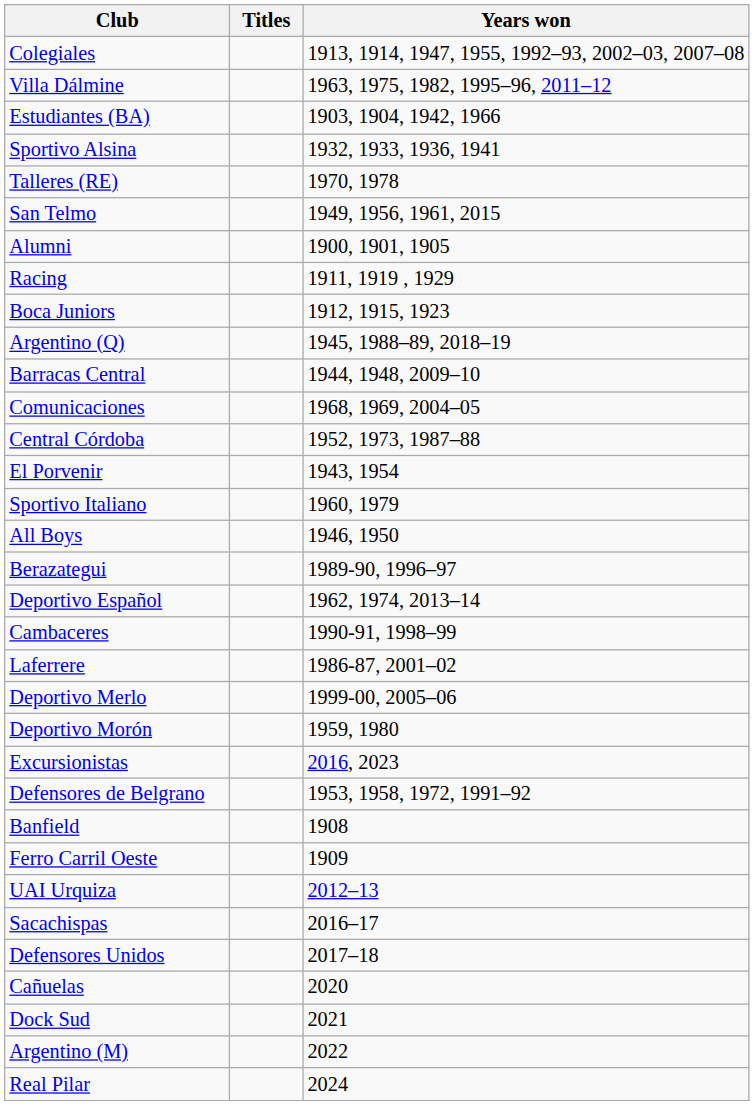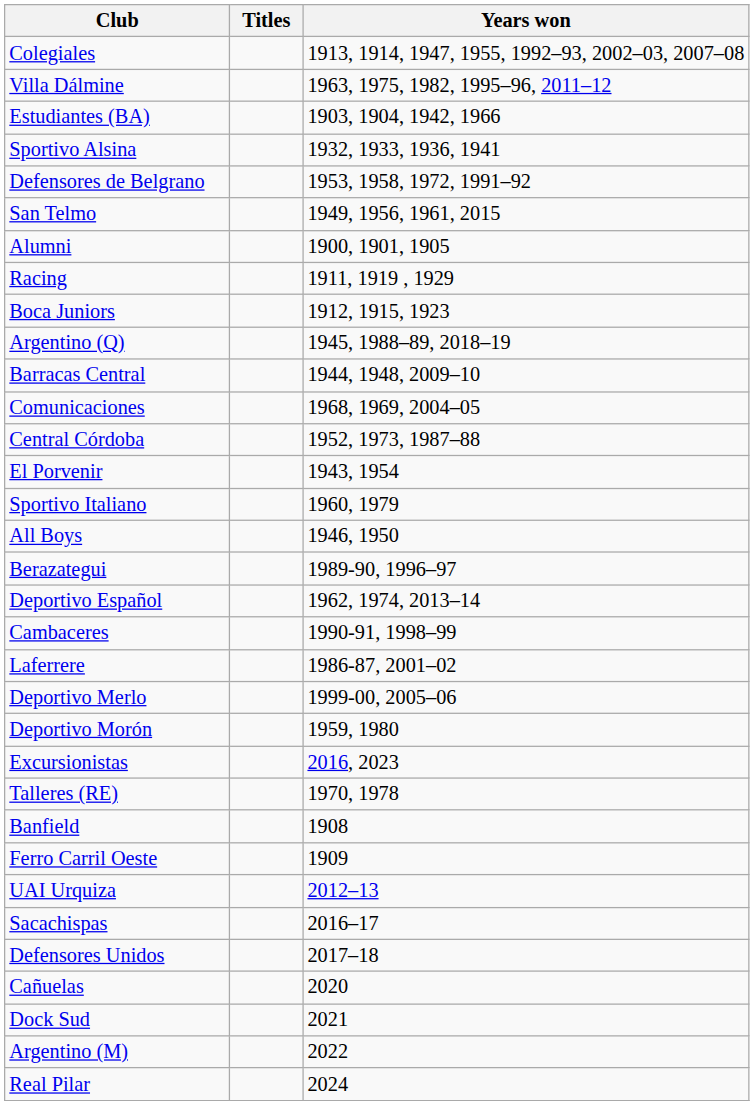rows swapped: (107, 794) <-> (64, 181)
